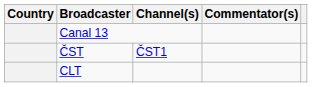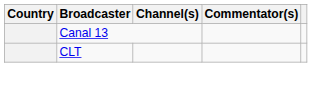- row: (72, 52)
